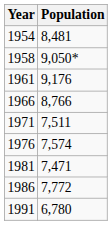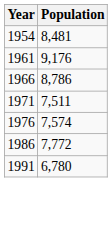- row: (21, 58)
(56, 101) 8,766 -> (56, 79) 8,786
- row: (21, 166)
